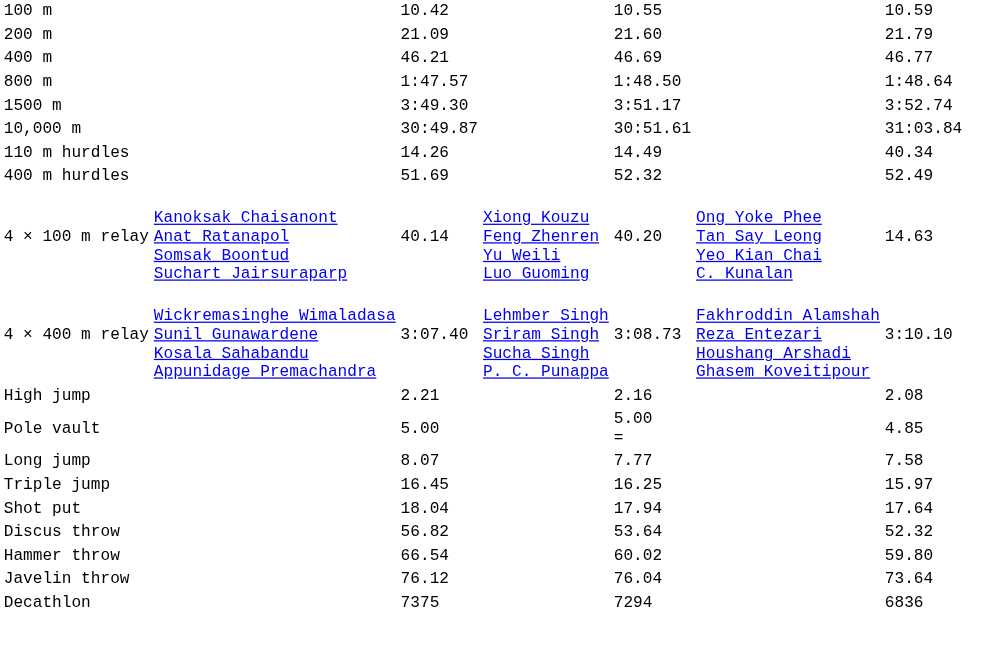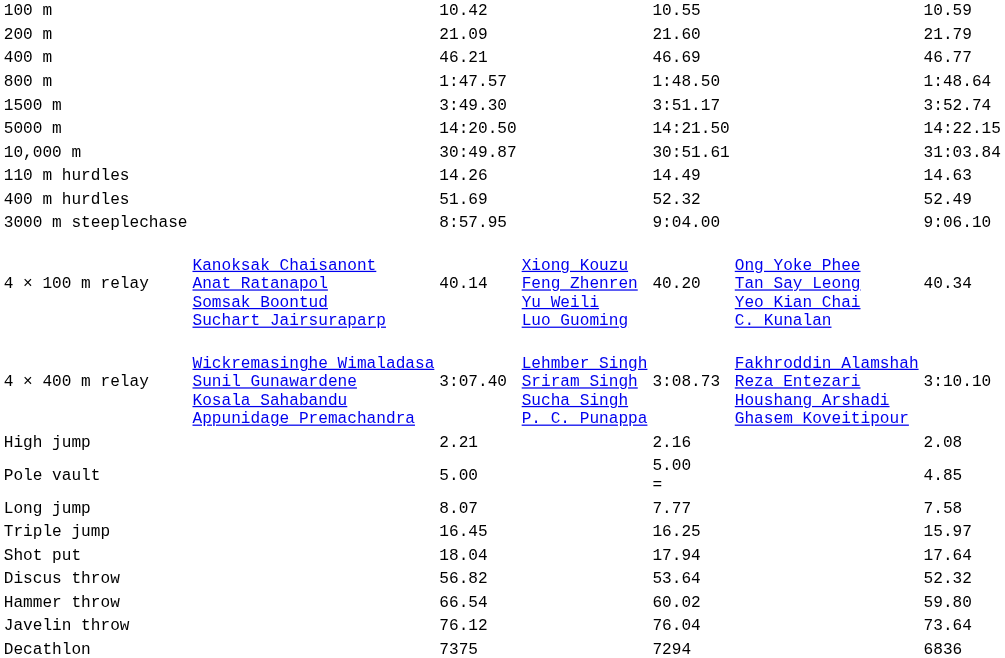+ row: (33, 129)
(909, 152) 40.34 -> (948, 176) 14.63
+ row: (96, 223)
(909, 237) 14.63 -> (948, 284) 40.34
